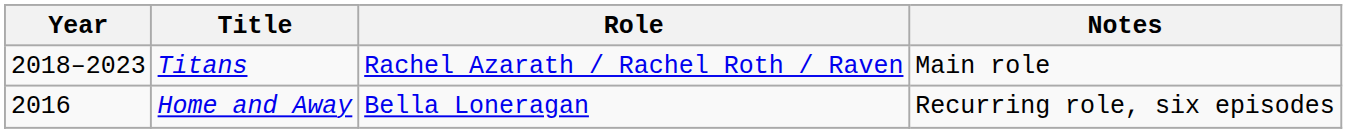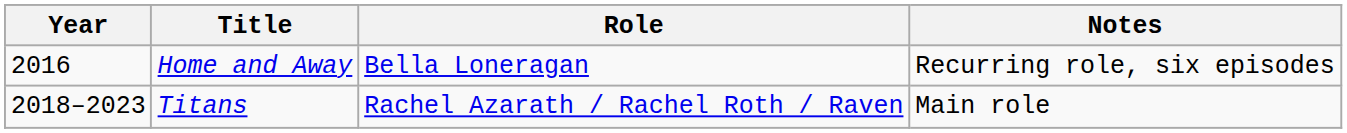rows swapped: (255, 107) <-> (203, 66)
